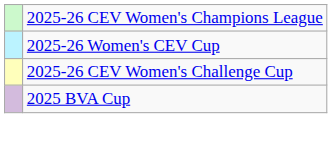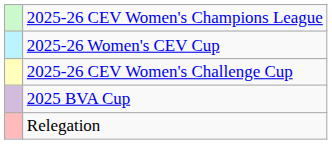+ row: (64, 125)
